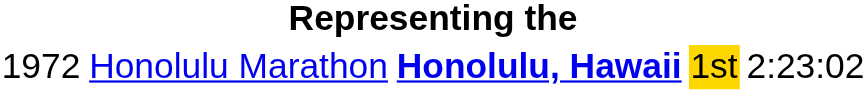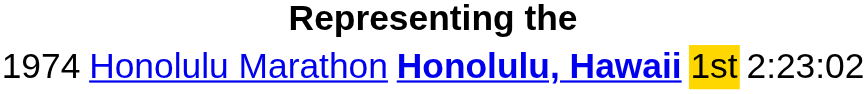(41, 66) 1972 -> (41, 66) 1974
